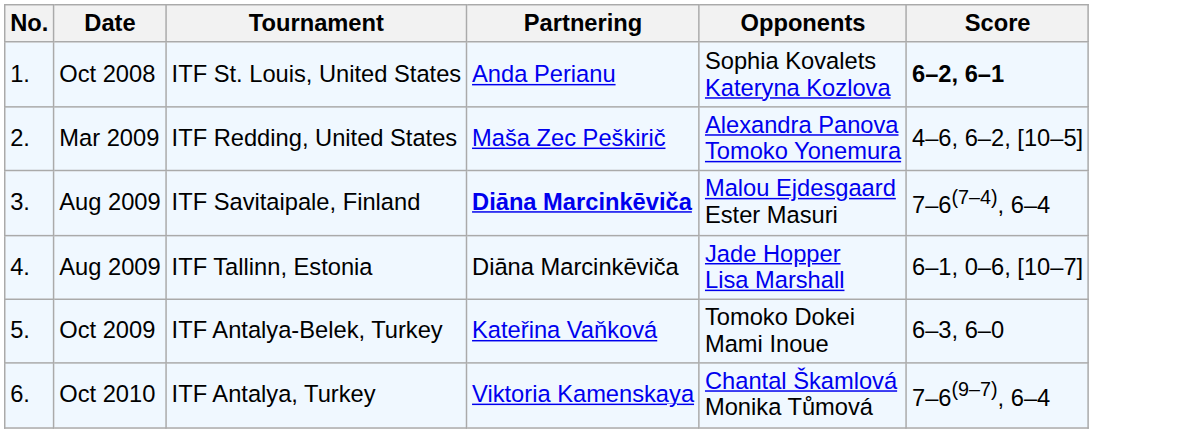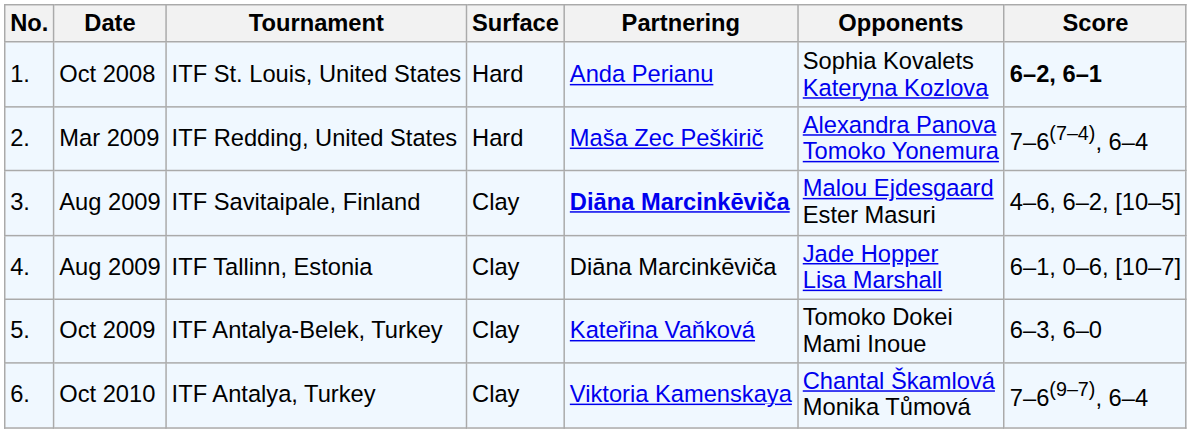+ column: (515, 23)
(998, 138) 4–6, 6–2, [10–5] -> (1079, 138) 7–6(7–4), 6–4
(981, 202) 7–6(7–4), 6–4 -> (1095, 202) 4–6, 6–2, [10–5]
